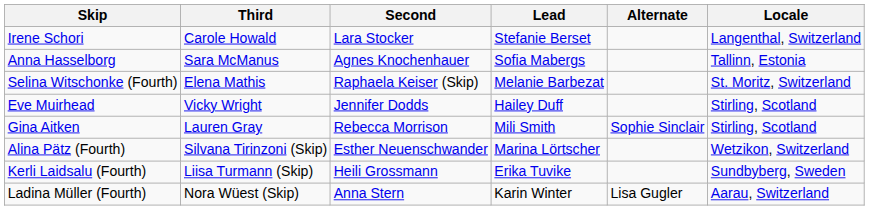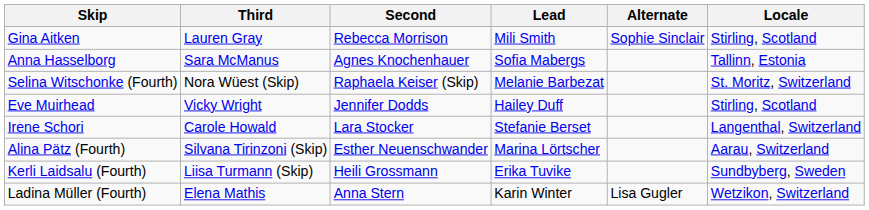rows swapped: (44, 127) <-> (46, 37)
(225, 82) Elena Mathis -> (241, 82) Nora Wüest (Skip)
(780, 149) Wetzikon, Switzerland -> (770, 149) Aarau, Switzerland
(241, 194) Nora Wüest (Skip) -> (225, 194) Elena Mathis
(770, 194) Aarau, Switzerland -> (780, 194) Wetzikon, Switzerland
